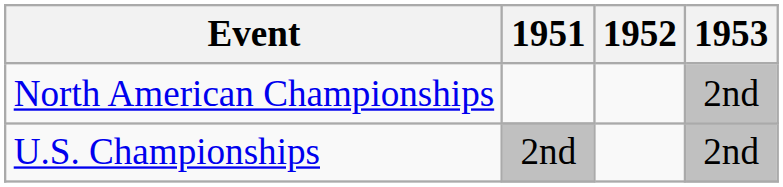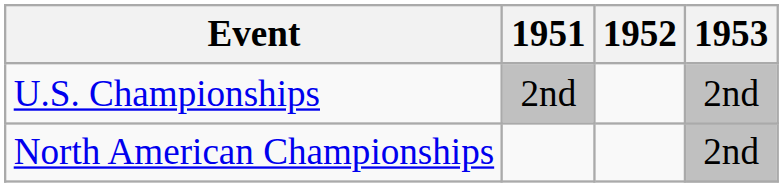rows swapped: (254, 92) <-> (167, 151)
